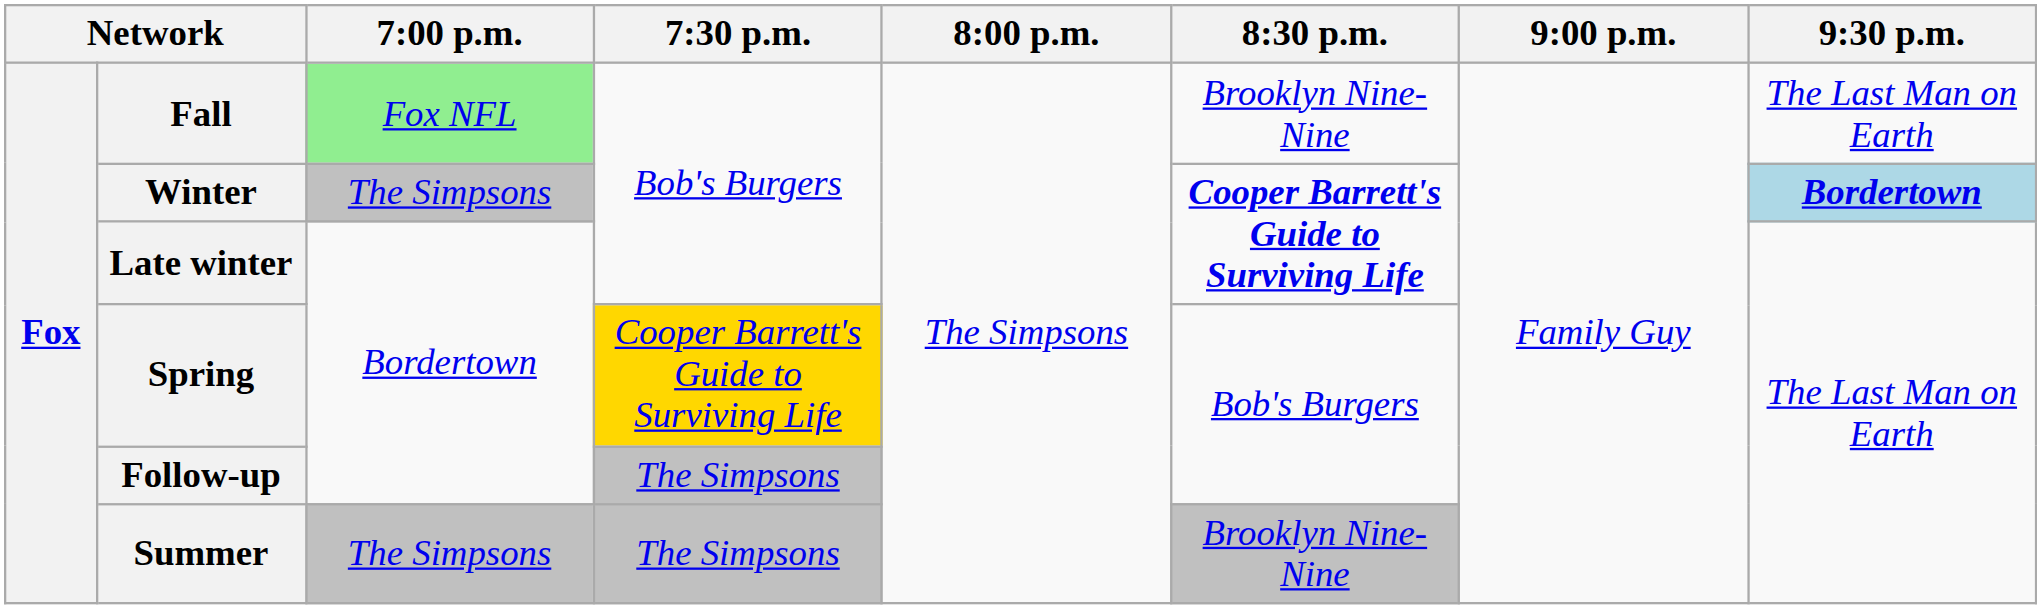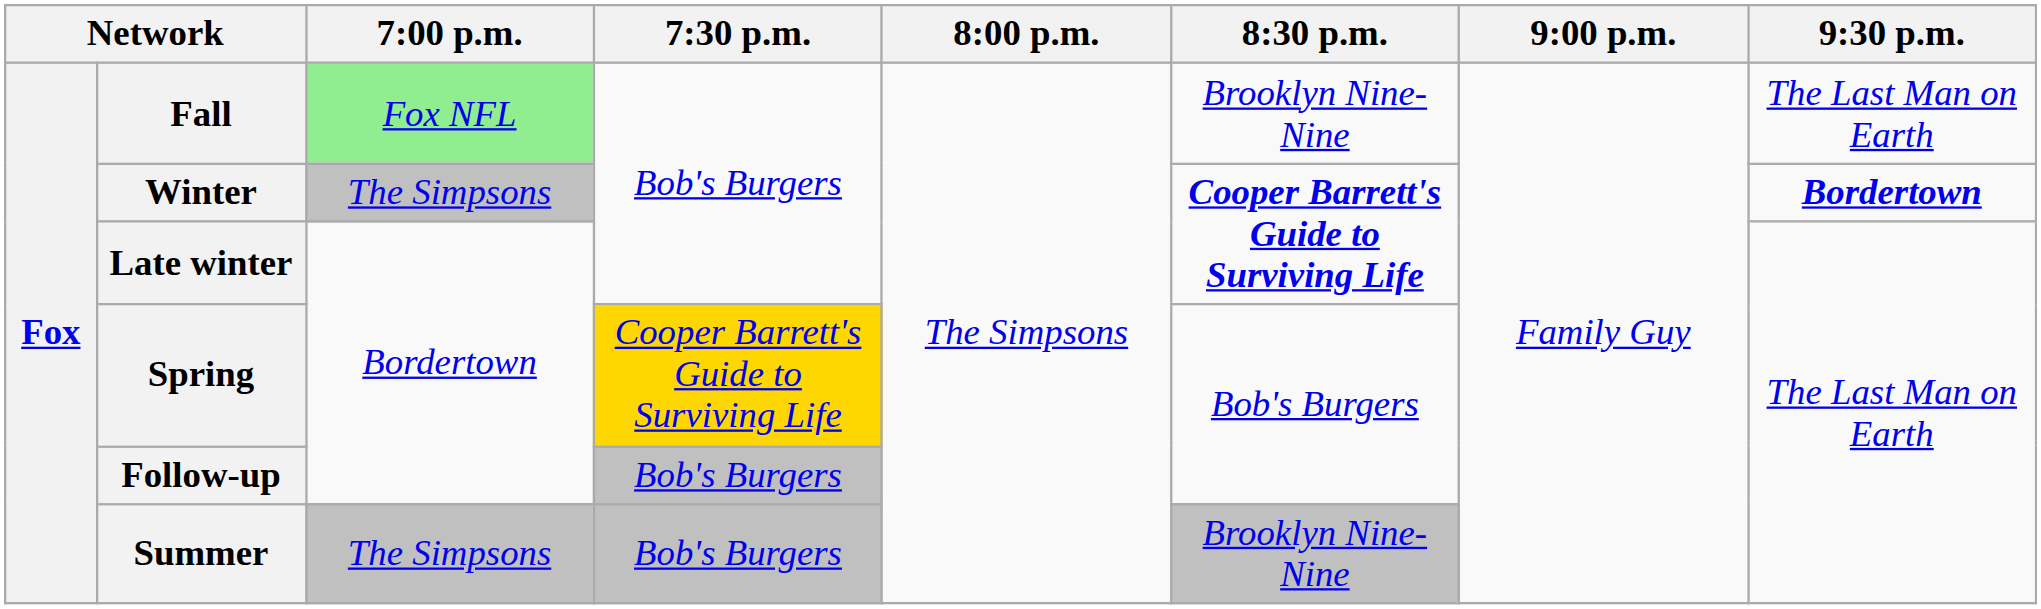(1892, 191) lightblue background -> (1892, 191) no background
(738, 474) The Simpsons -> (738, 474) Bob's Burgers
(738, 553) The Simpsons -> (738, 553) Bob's Burgers
